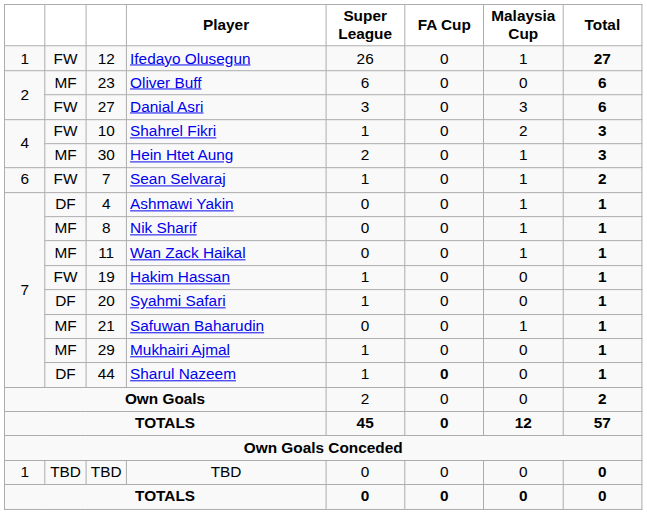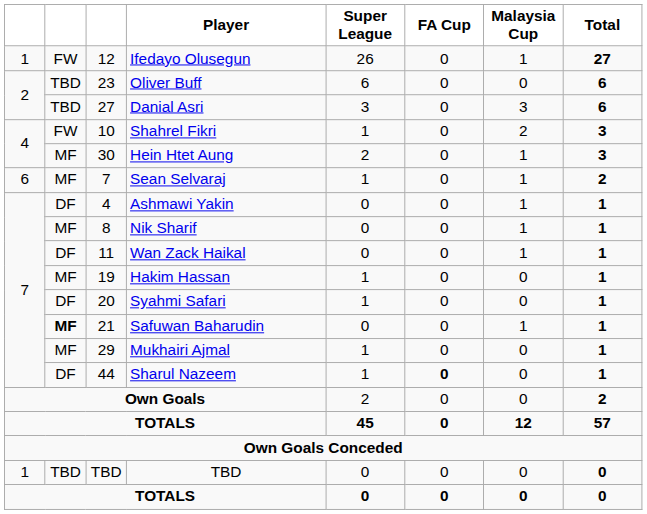(65, 82) MF -> (66, 82) TBD
(65, 107) FW -> (66, 107) TBD
(65, 180) FW -> (65, 180) MF
(65, 253) MF -> (65, 253) DF
(65, 277) FW -> (65, 277) MF
(65, 326) normal -> (65, 326) bold
